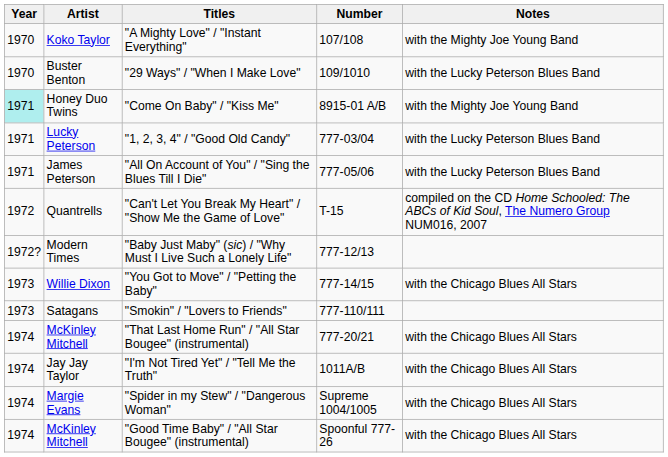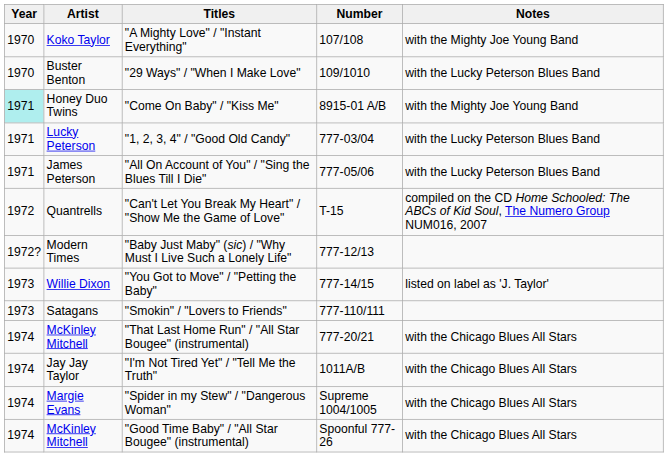(491, 284) with the Chicago Blues All Stars -> (477, 284) listed on label as 'J. Taylor'
